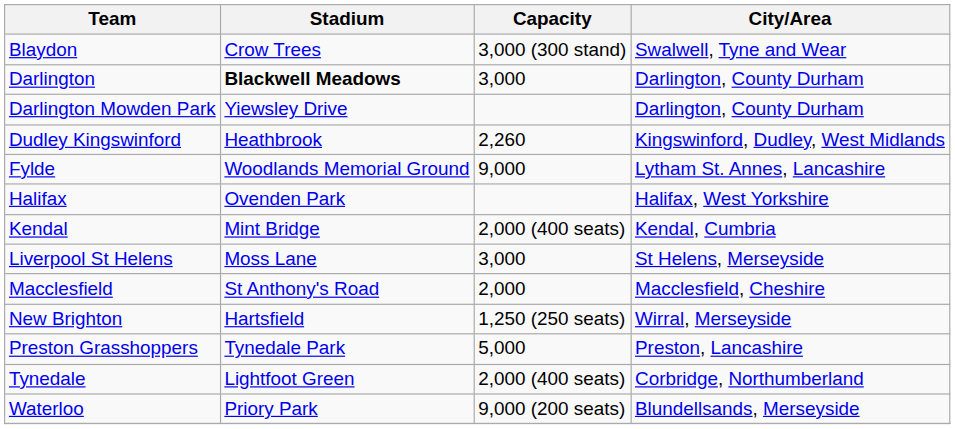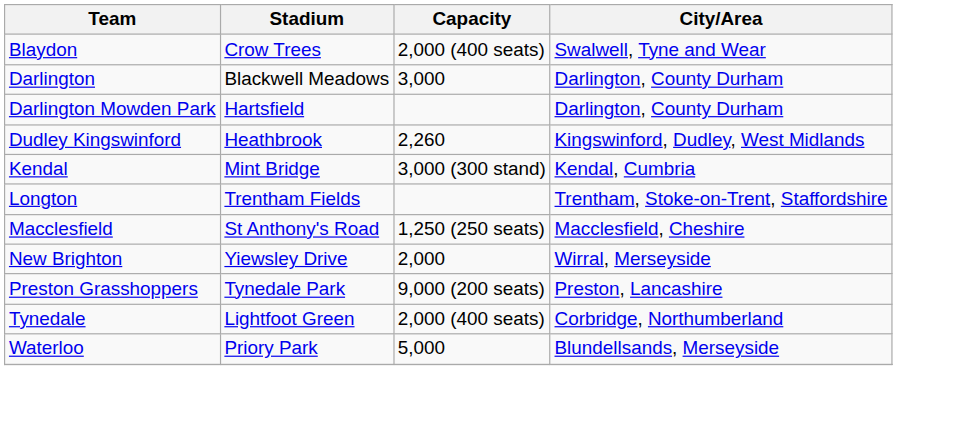(552, 49) 3,000 (300 stand) -> (471, 49) 2,000 (400 seats)
(313, 79) bold -> (307, 79) normal
(286, 109) Yiewsley Drive -> (264, 109) Hartsfield
- row: (32, 169)
- row: (38, 199)
(552, 229) 2,000 (400 seats) -> (472, 169) 3,000 (300 stand)
- row: (91, 259)
+ row: (43, 199)
(502, 288) 2,000 -> (471, 229) 1,250 (250 seats)
(264, 318) Hartsfield -> (286, 259) Yiewsley Drive
(552, 318) 1,250 (250 seats) -> (421, 259) 2,000
(502, 348) 5,000 -> (471, 288) 9,000 (200 seats)
(552, 408) 9,000 (200 seats) -> (421, 348) 5,000
